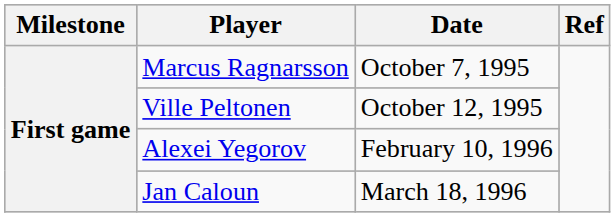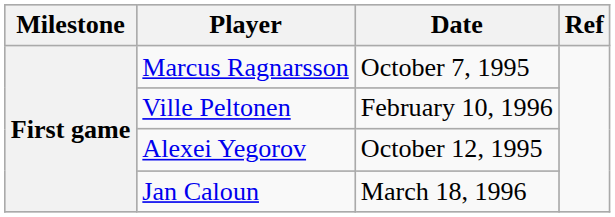(452, 107) October 12, 1995 -> (457, 107) February 10, 1996
(457, 149) February 10, 1996 -> (452, 149) October 12, 1995
